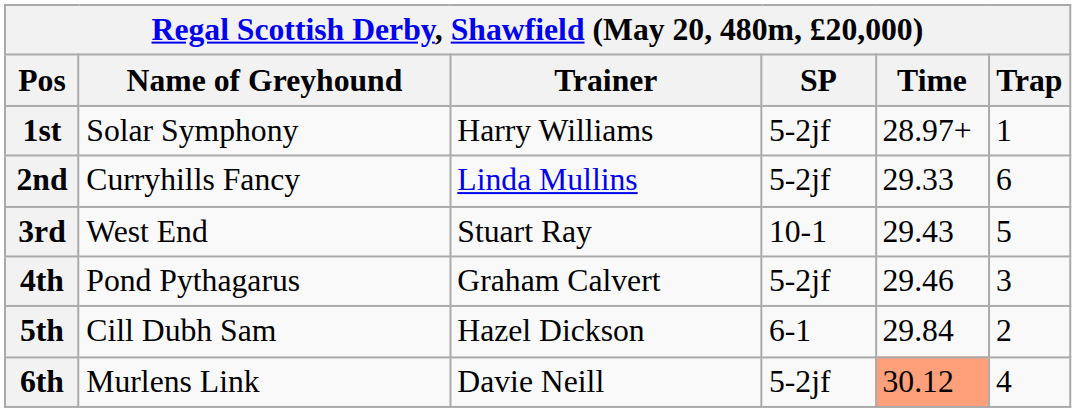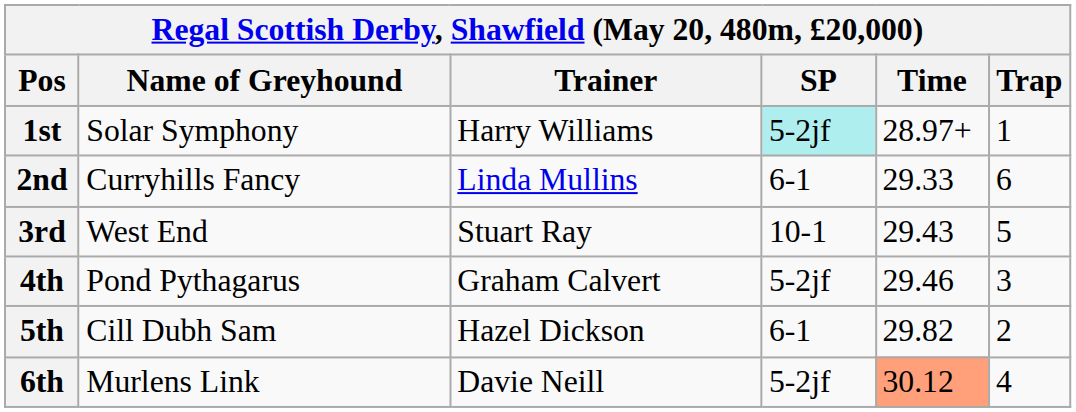(800, 130) no background -> (800, 130) paleturquoise background
(800, 180) 5-2jf -> (790, 180) 6-1
(918, 331) 29.84 -> (918, 331) 29.82
